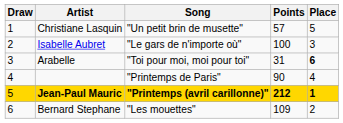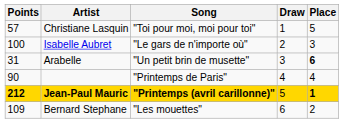columns swapped: (20, 12) <-> (289, 12)
(185, 28) "Un petit brin de musette" -> (194, 28) "Toi pour moi, moi pour toi"
(188, 61) "Toi pour moi, moi pour toi" -> (191, 61) "Un petit brin de musette"
